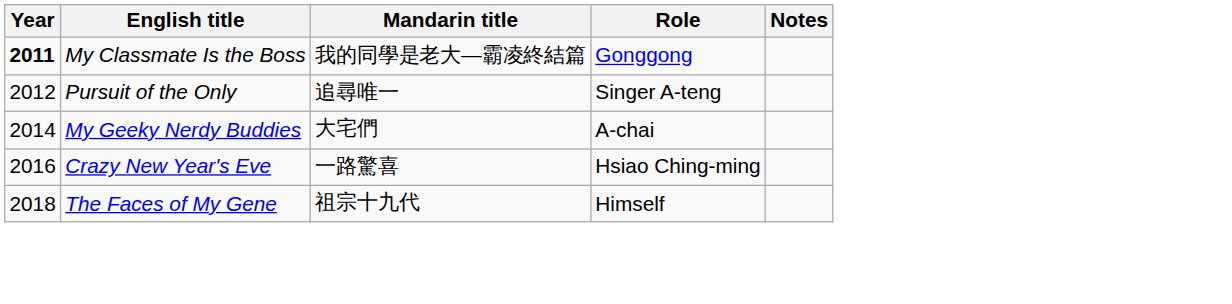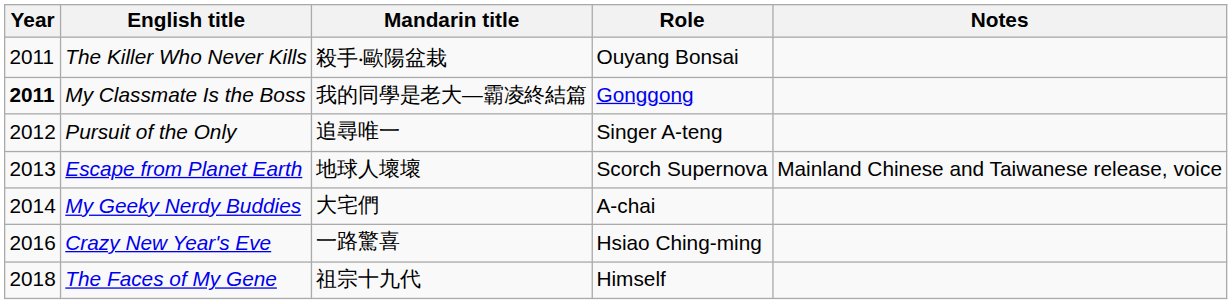+ row: (186, 57)
+ row: (184, 169)
